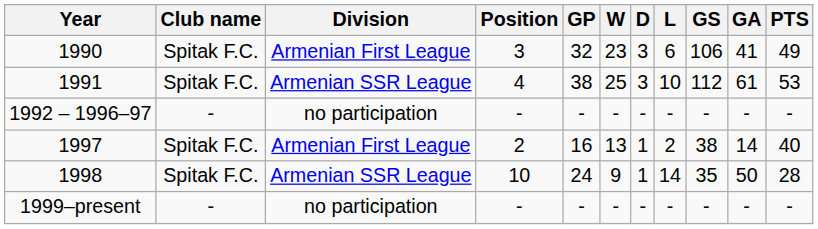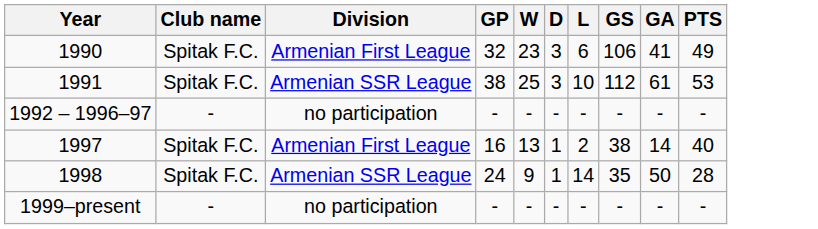- column: (519, 20)
